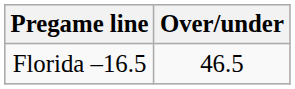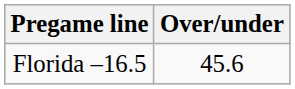(222, 63) 46.5 -> (222, 63) 45.6
